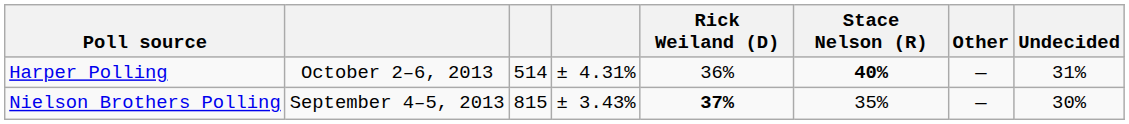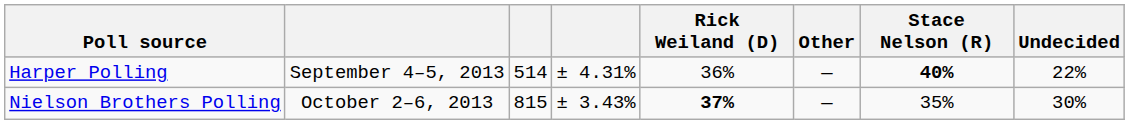columns swapped: (871, 31) <-> (981, 42)
(397, 73) October 2–6, 2013 -> (397, 73) September 4–5, 2013
(1069, 73) 31% -> (1069, 73) 22%
(397, 103) September 4–5, 2013 -> (397, 103) October 2–6, 2013
